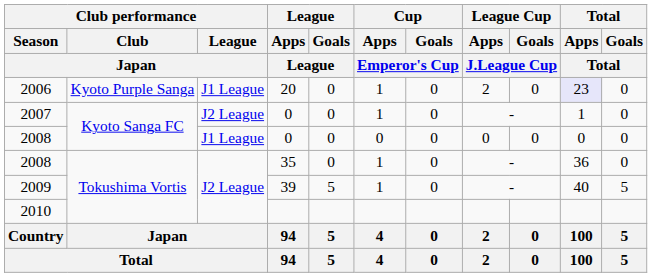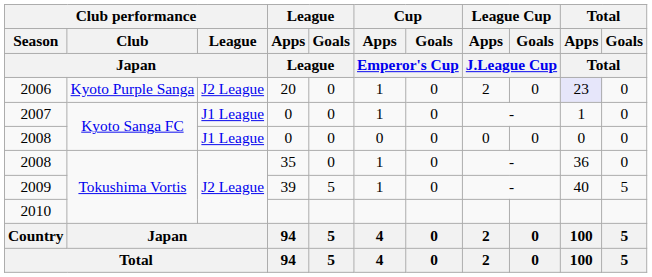(233, 89) J1 League -> (233, 89) J2 League
(233, 114) J2 League -> (233, 114) J1 League
